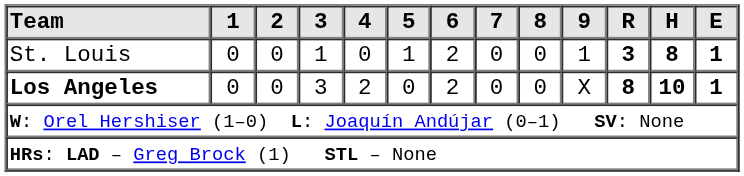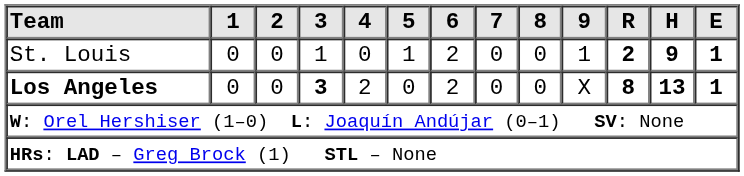(628, 55) 3 -> (628, 55) 2
(672, 55) 8 -> (672, 55) 9
(321, 88) normal -> (321, 88) bold
(672, 88) 10 -> (672, 88) 13
